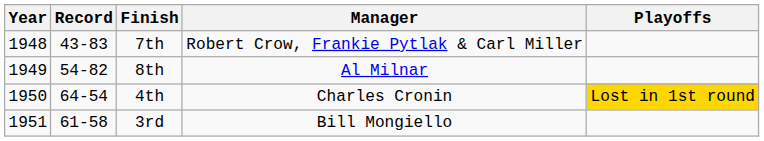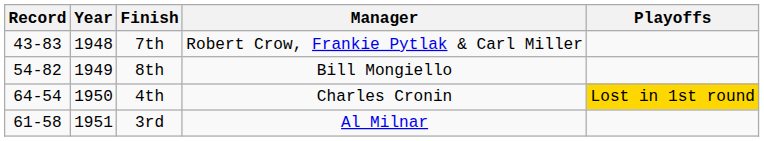columns swapped: (28, 18) <-> (84, 18)
(385, 70) Al Milnar -> (385, 70) Bill Mongiello
(385, 123) Bill Mongiello -> (385, 123) Al Milnar
